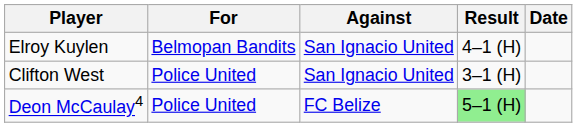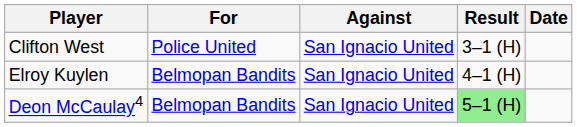rows swapped: (59, 46) <-> (56, 74)
(204, 105) Police United -> (223, 105) Belmopan Bandits
(342, 105) FC Belize -> (379, 105) San Ignacio United
